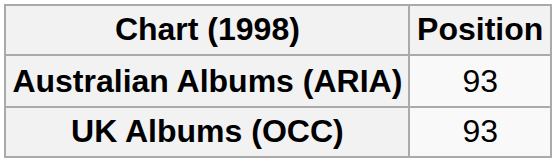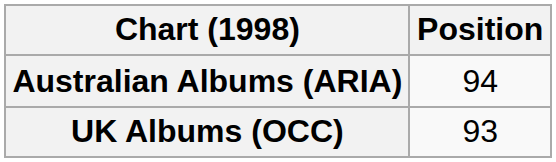(480, 80) 93 -> (480, 80) 94
